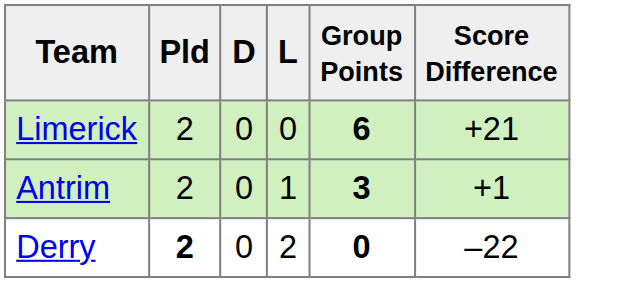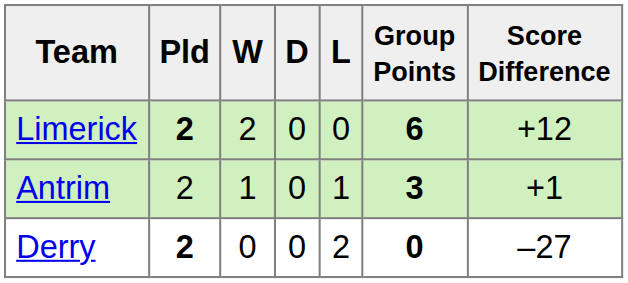+ column: (248, 52)
(185, 129) normal -> (185, 129) bold
(491, 129) +21 -> (544, 129) +12
(491, 247) –22 -> (544, 247) –27
